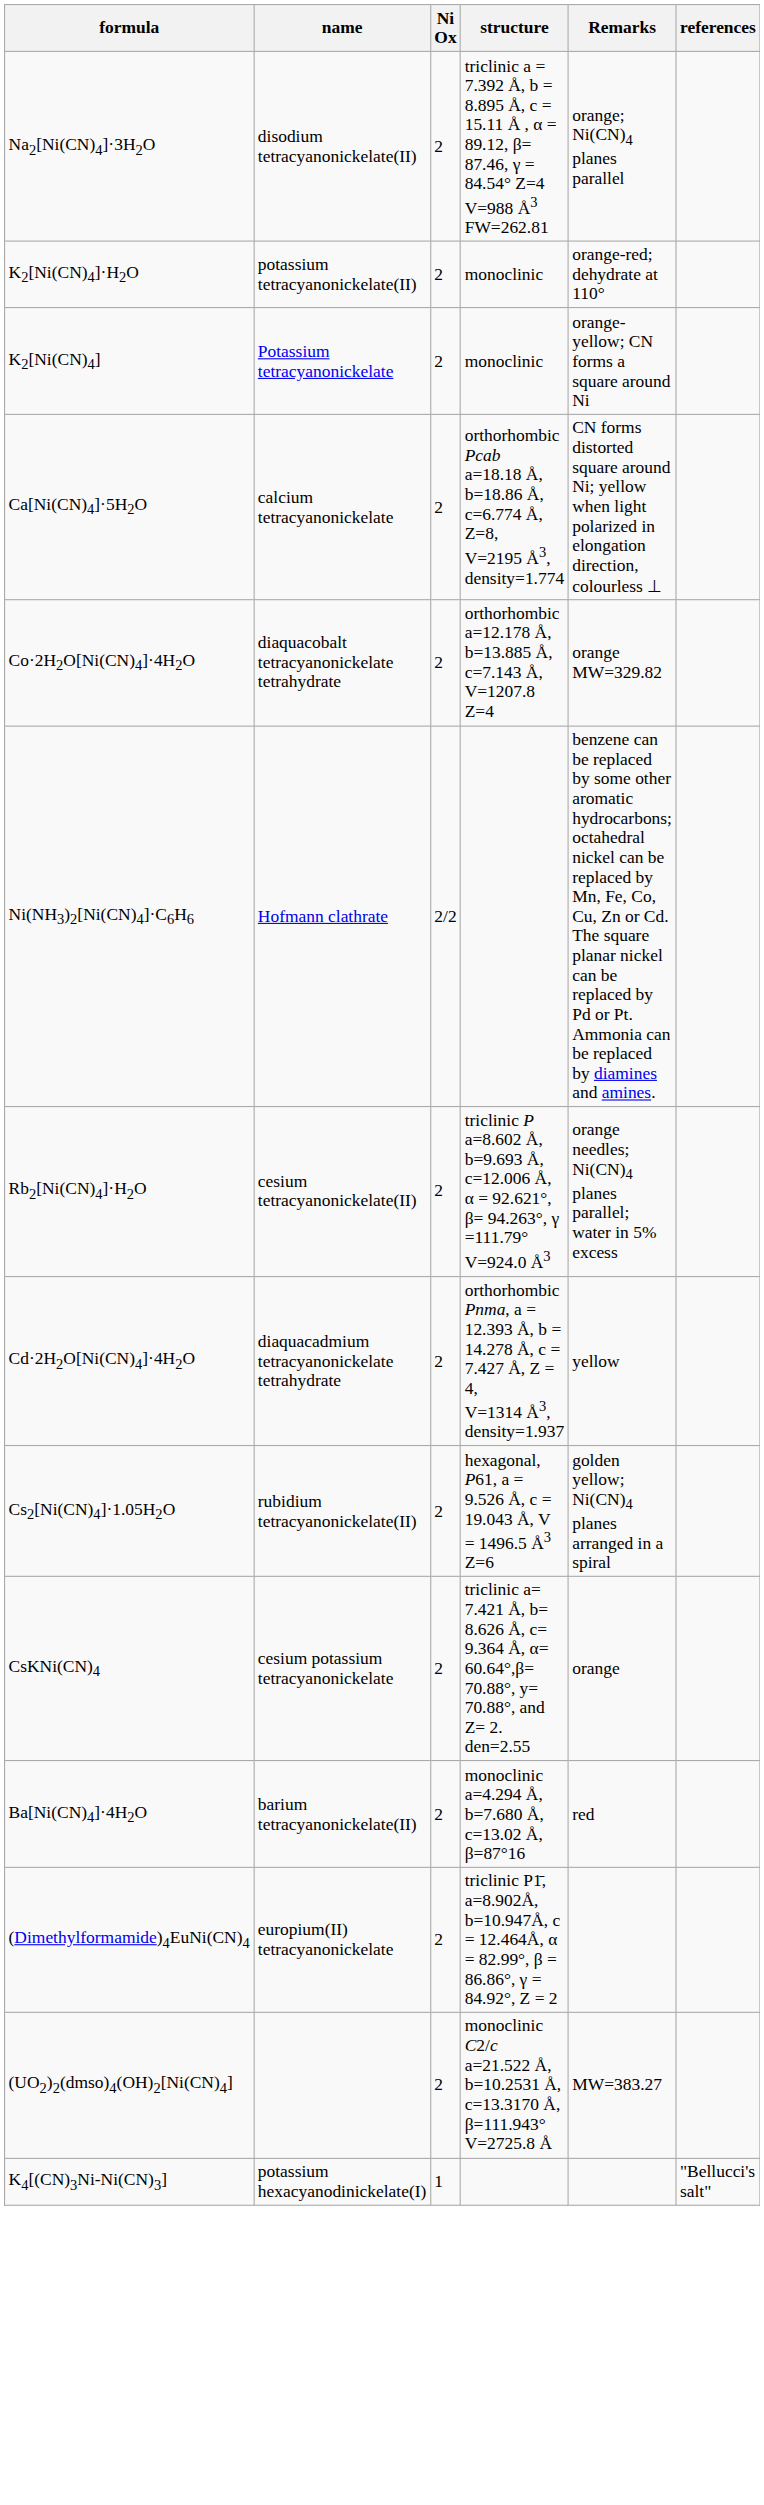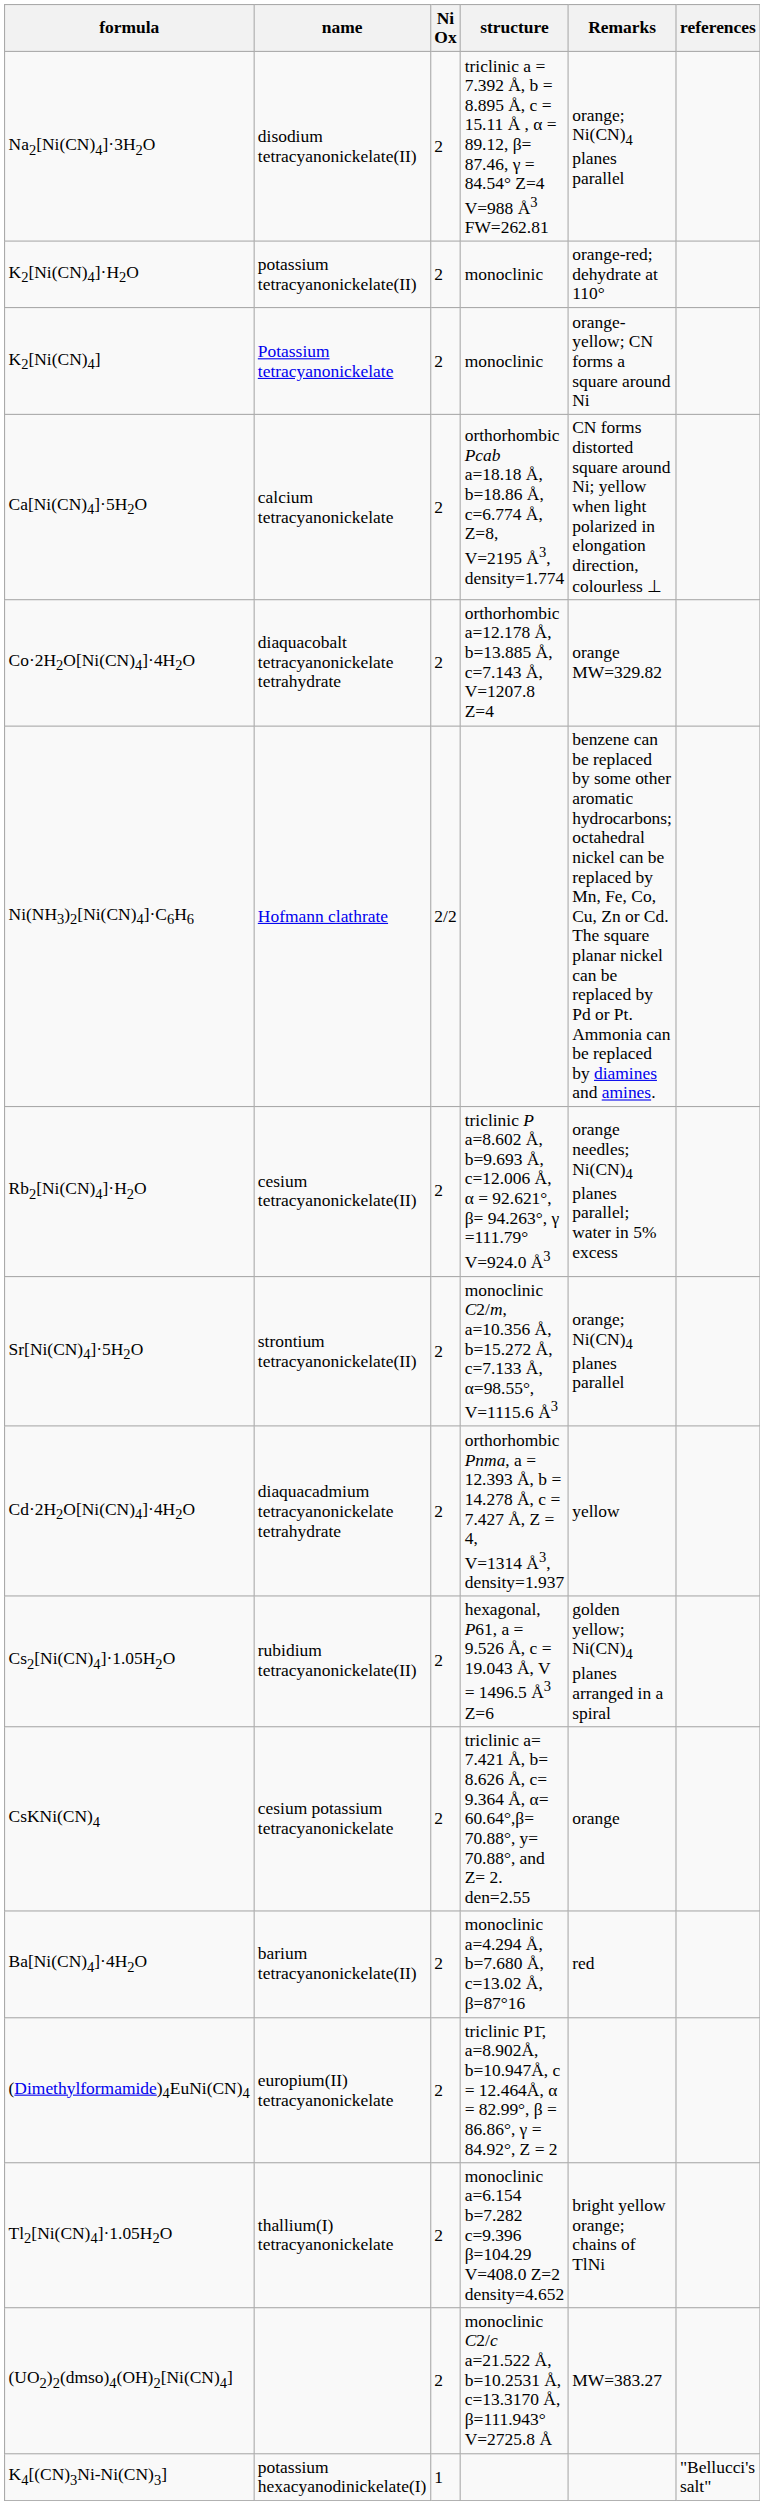+ row: (76, 1351)
+ row: (90, 2235)
